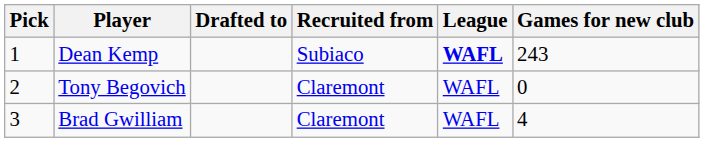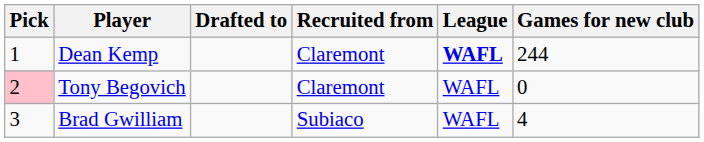(330, 53) Subiaco -> (341, 53) Claremont
(533, 53) 243 -> (533, 53) 244
(15, 86) no background -> (15, 86) pink background
(341, 119) Claremont -> (330, 119) Subiaco
